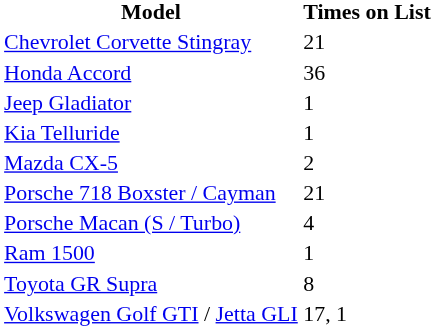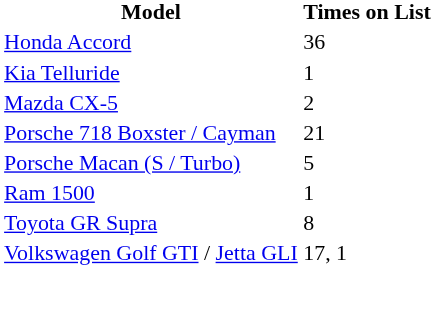- row: (128, 42)
- row: (68, 102)
(309, 223) 4 -> (309, 162) 5
